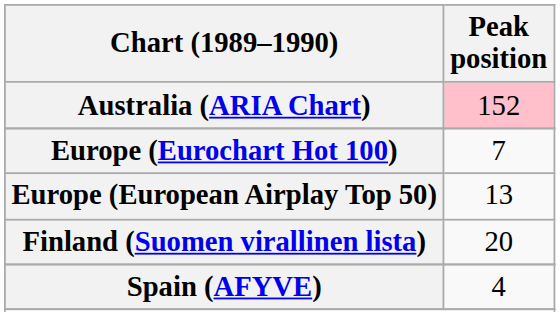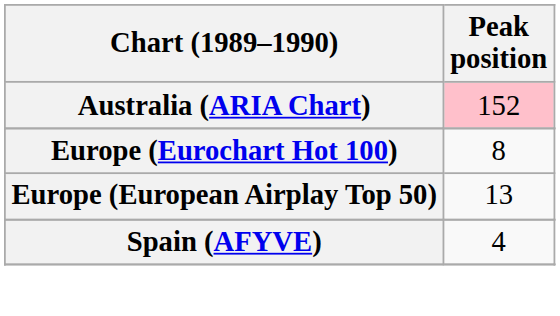(499, 150) 7 -> (499, 150) 8
- row: (224, 241)
